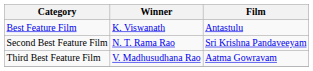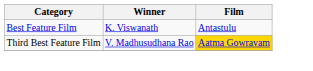- row: (57, 43)
(241, 58) no background -> (234, 43) gold background
